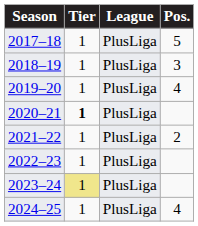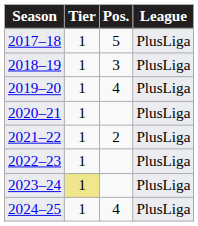columns swapped: (130, 16) <-> (177, 16)
(82, 112) bold -> (82, 112) normal
